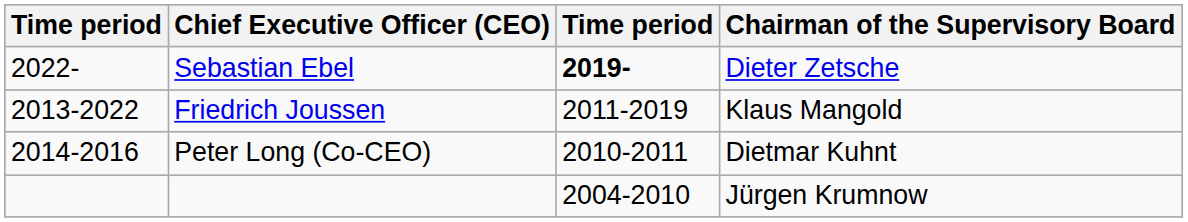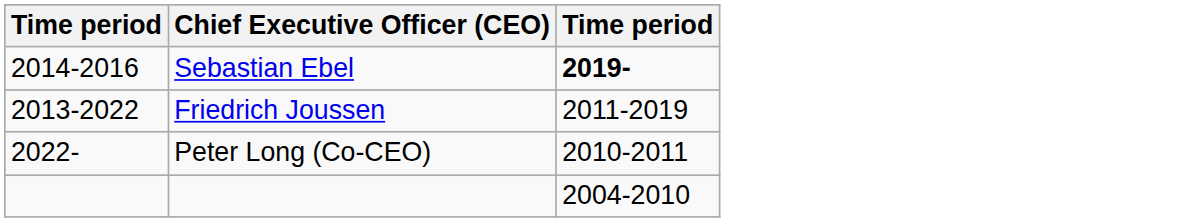- column: (950, 25)
(45, 68) 2022- -> (75, 68) 2014-2016
(75, 152) 2014-2016 -> (45, 152) 2022-
